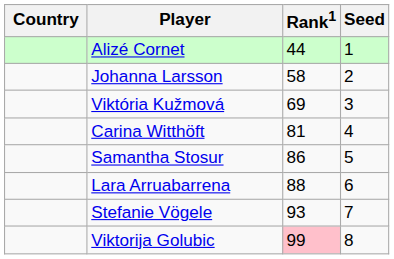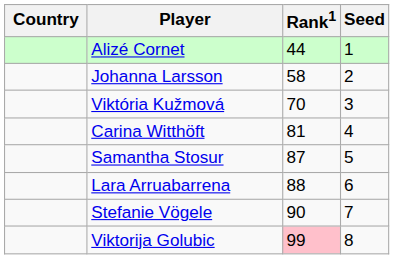(296, 104) 69 -> (296, 104) 70
(296, 158) 86 -> (296, 158) 87
(296, 212) 93 -> (296, 212) 90
